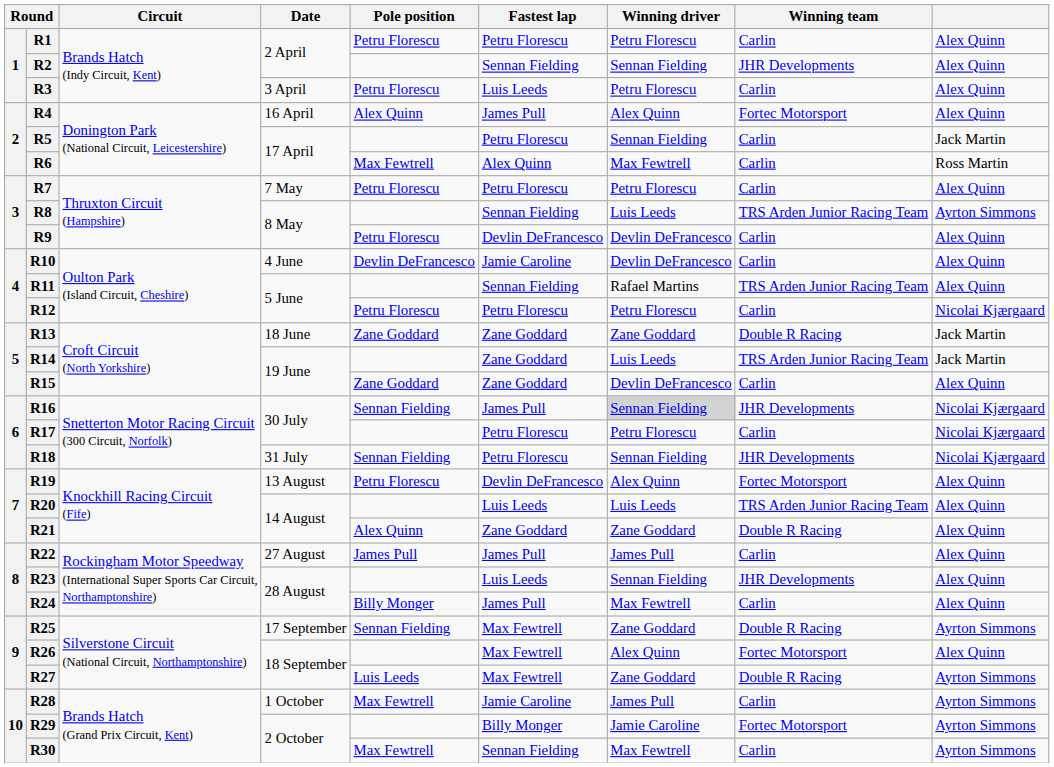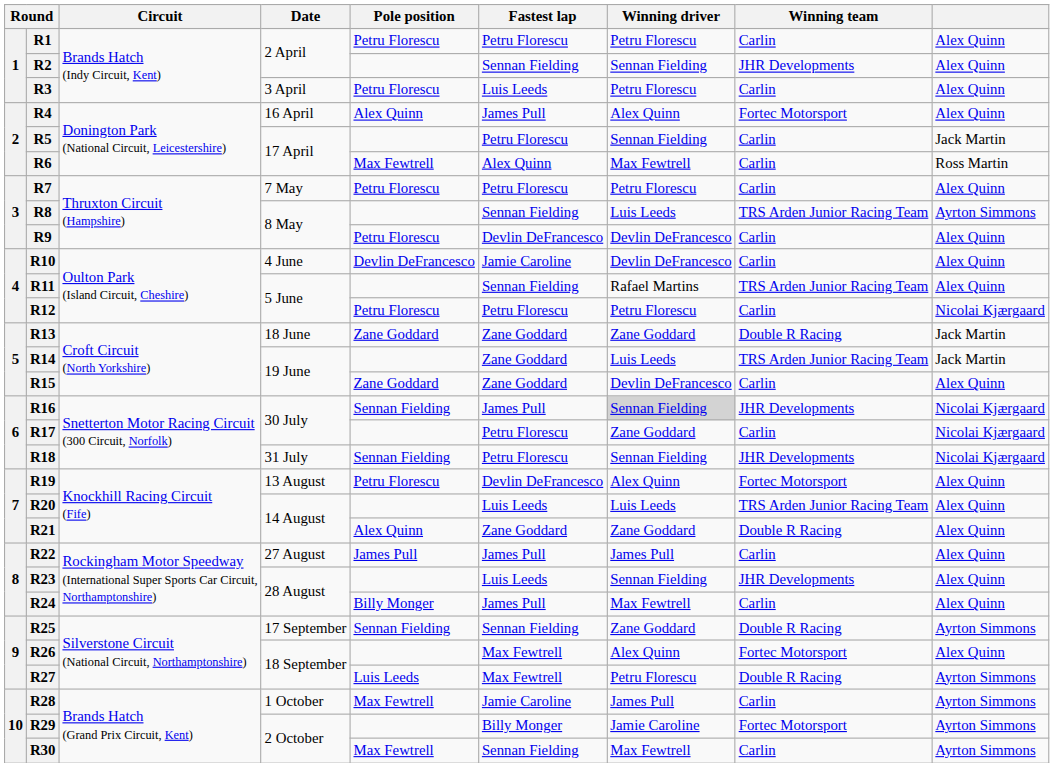(653, 432) Petru Florescu -> (653, 432) Zane Goddard
(522, 627) Max Fewtrell -> (530, 627) Sennan Fielding
(653, 676) Zane Goddard -> (653, 676) Petru Florescu
